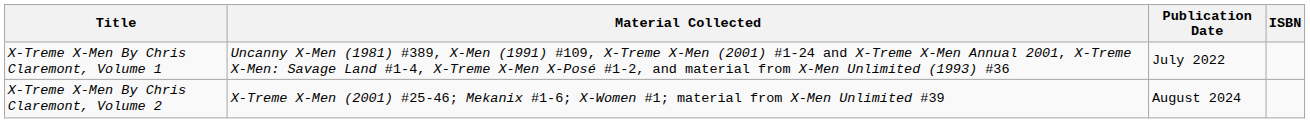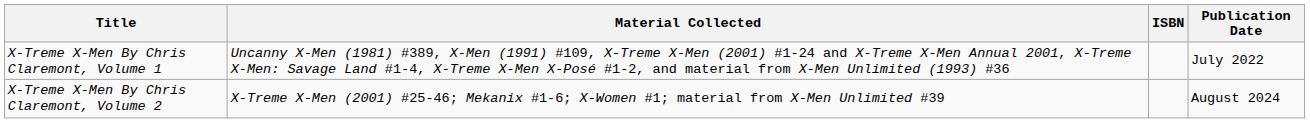columns swapped: (1207, 23) <-> (1285, 23)
